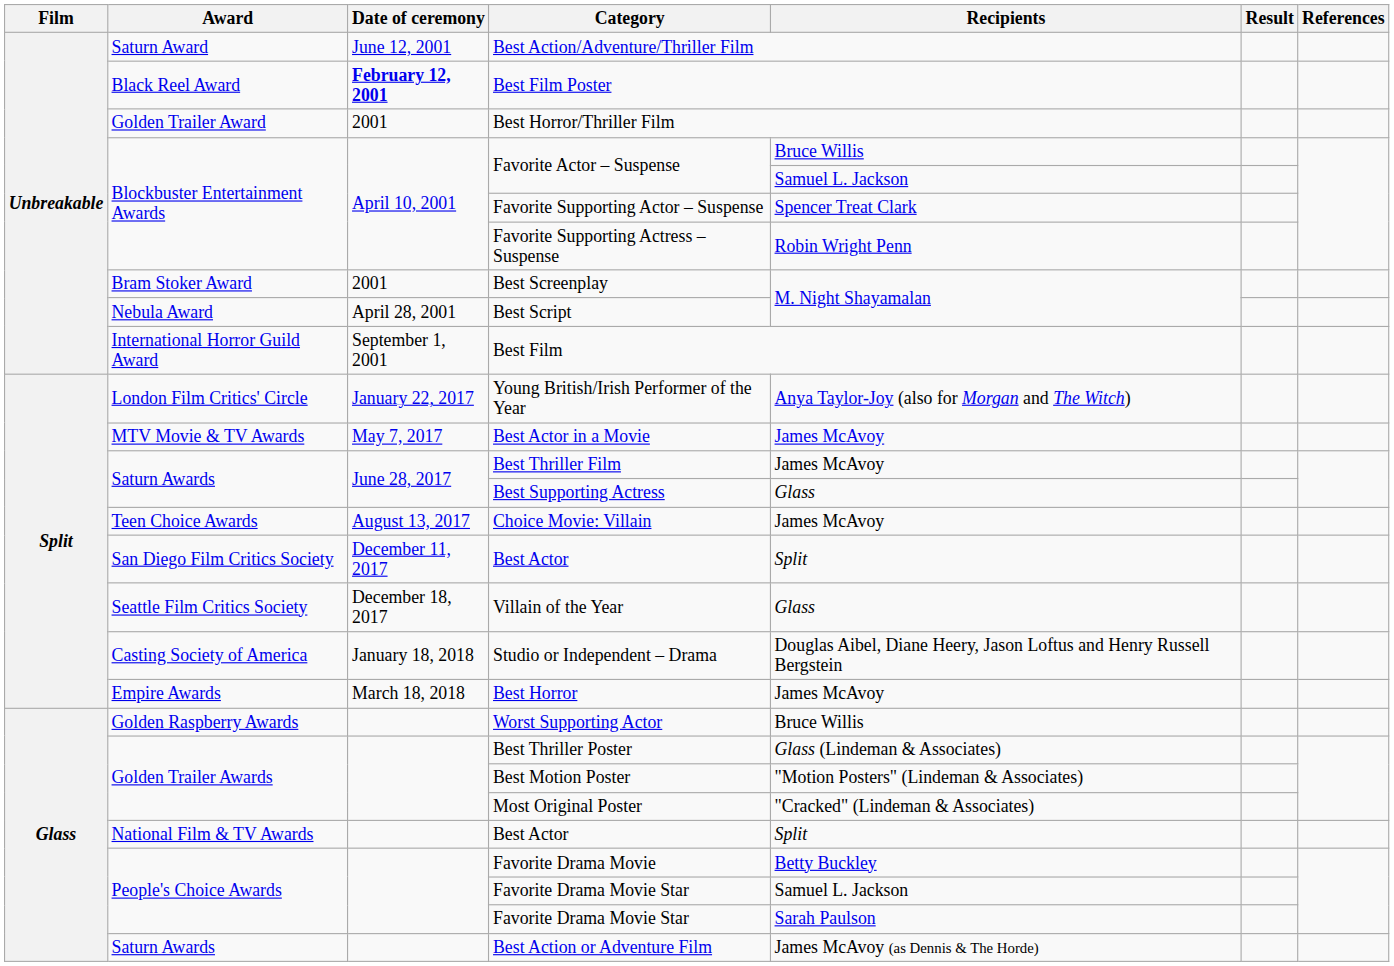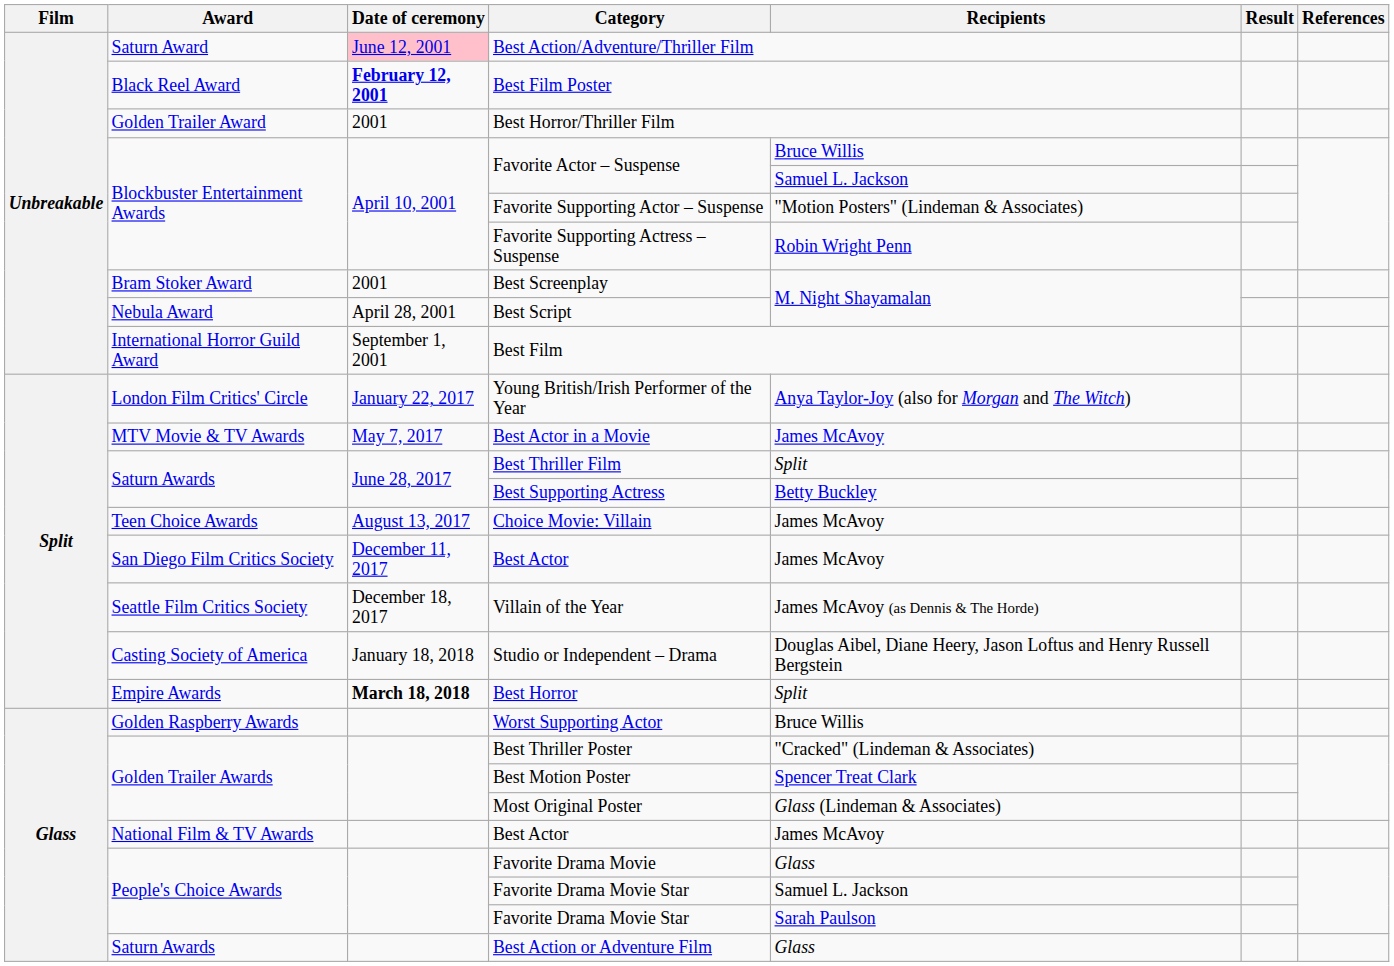(402, 46) no background -> (402, 46) pink background
(846, 207) Spencer Treat Clark -> (929, 207) "Motion Posters" (Lindeman & Associates)
(829, 464) James McAvoy -> (791, 464) Split
(795, 492) Glass -> (826, 492) Betty Buckley
(791, 559) Split -> (829, 559) James McAvoy
(795, 607) Glass -> (907, 607) James McAvoy (as Dennis & The Horde)
(409, 693) normal -> (411, 693) bold
(829, 693) James McAvoy -> (791, 693) Split
(888, 749) Glass (Lindeman & Associates) -> (904, 749) "Cracked" (Lindeman & Associates)
(929, 778) "Motion Posters" (Lindeman & Associates) -> (846, 778) Spencer Treat Clark
(904, 806) "Cracked" (Lindeman & Associates) -> (888, 806) Glass (Lindeman & Associates)
(791, 834) Split -> (829, 834) James McAvoy
(826, 862) Betty Buckley -> (795, 862) Glass
(907, 947) James McAvoy (as Dennis & The Horde) -> (795, 947) Glass
